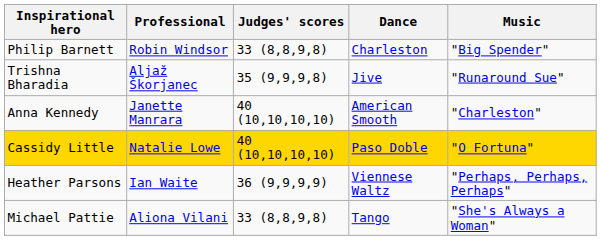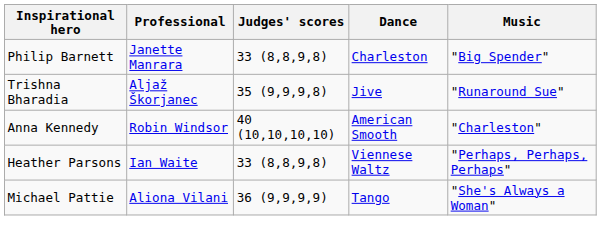(179, 50) Robin Windsor -> (156, 57) Janette Manrara
(156, 113) Janette Manrara -> (179, 127) Robin Windsor
- row: (61, 148)
(282, 183) 36 (9,9,9,9) -> (282, 162) 33 (8,8,9,8)
(282, 218) 33 (8,8,9,8) -> (282, 198) 36 (9,9,9,9)
